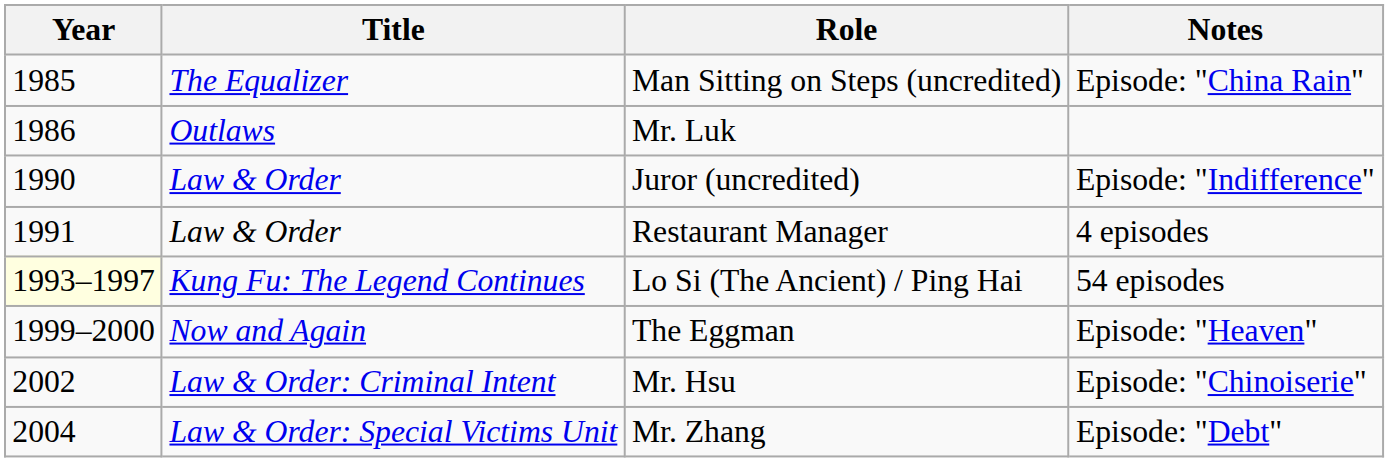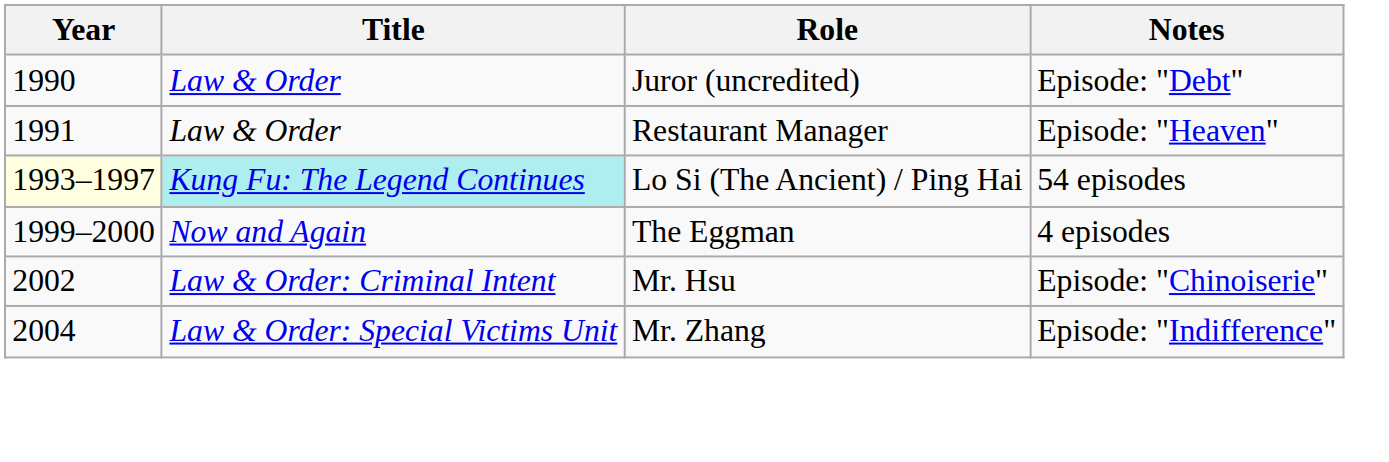- row: (847, 79)
- row: (684, 130)
(1225, 180) Episode: "Indifference" -> (1140, 79) Episode: "Debt"
(1142, 230) 4 episodes -> (1158, 130) Episode: "Heaven"
(377, 280) no background -> (377, 180) paleturquoise background
(1197, 331) Episode: "Heaven" -> (1104, 230) 4 episodes
(1179, 431) Episode: "Debt" -> (1187, 331) Episode: "Indifference"
